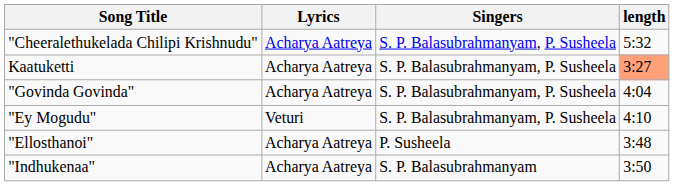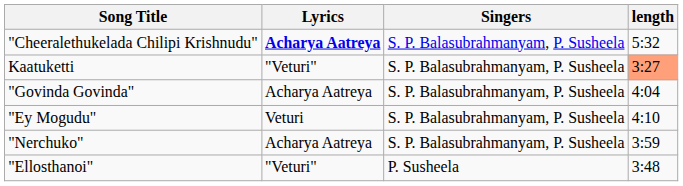(318, 42) normal -> (323, 42) bold
(318, 67) Acharya Aatreya -> (291, 67) "Veturi"
+ row: (46, 142)
(318, 142) Acharya Aatreya -> (291, 167) "Veturi"
- row: (52, 167)
